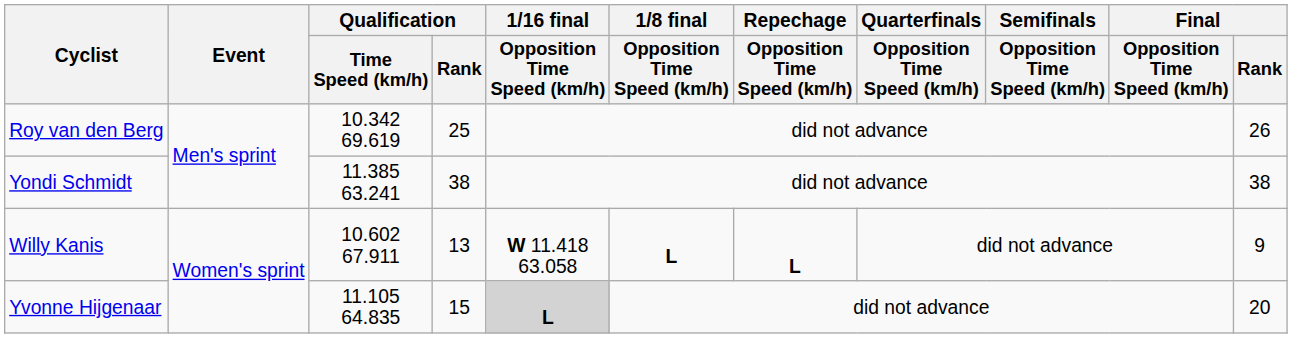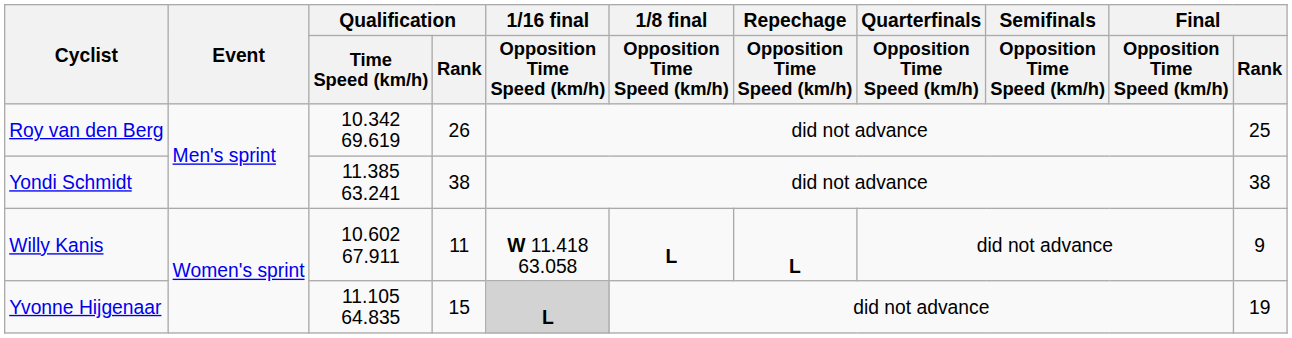(459, 130) 25 -> (459, 130) 26
(1260, 130) 26 -> (1260, 130) 25
(459, 245) 13 -> (459, 245) 11
(1260, 308) 20 -> (1260, 308) 19
